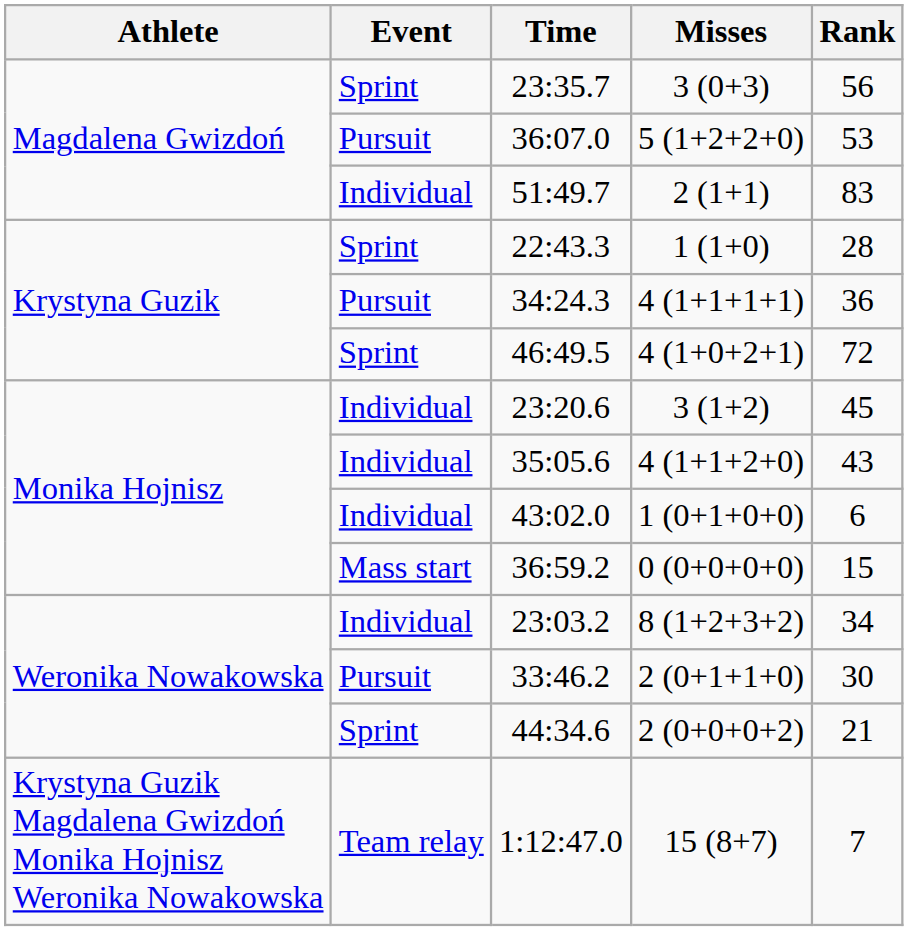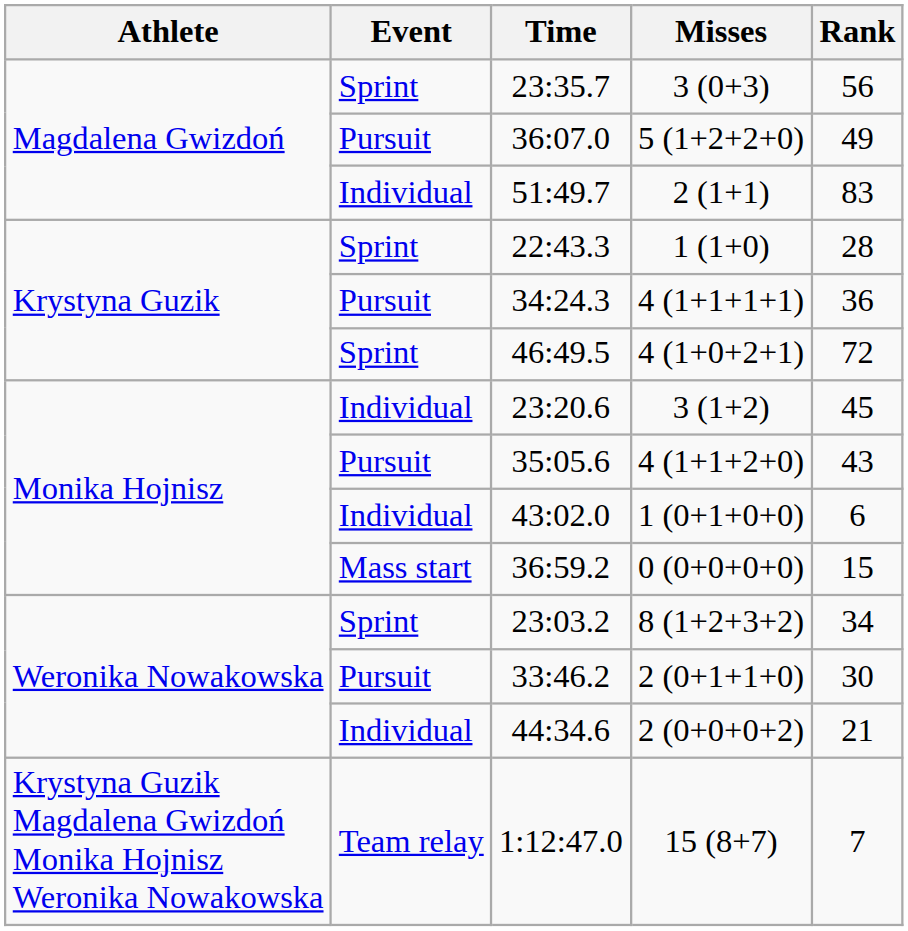(857, 139) 53 -> (857, 139) 49
(406, 461) Individual -> (385, 461) Pursuit
(406, 622) Individual -> (379, 622) Sprint
(379, 729) Sprint -> (406, 729) Individual
